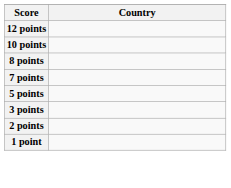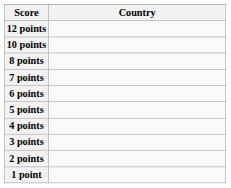+ row: (26, 93)
+ row: (26, 126)
